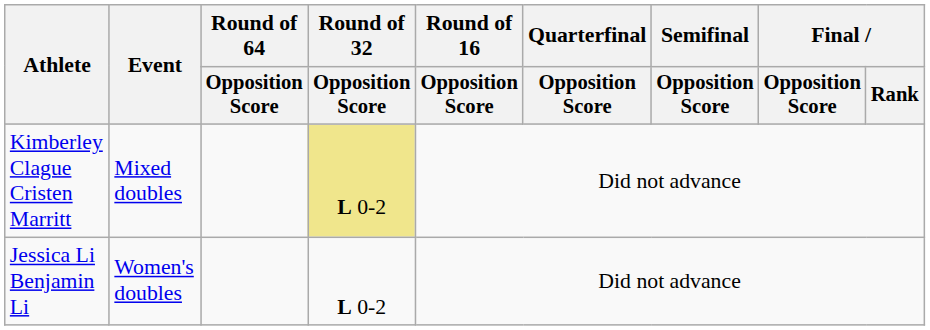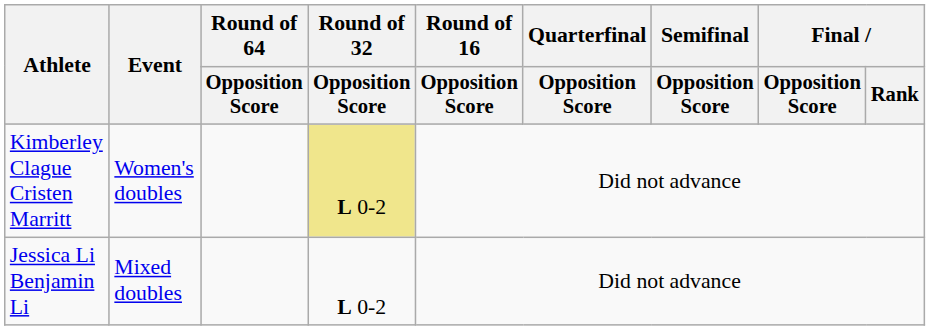(148, 180) Mixed doubles -> (154, 180) Women's doubles
(154, 280) Women's doubles -> (148, 280) Mixed doubles
